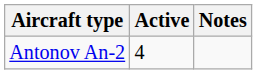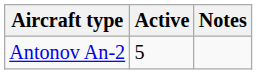(140, 52) 4 -> (140, 52) 5
